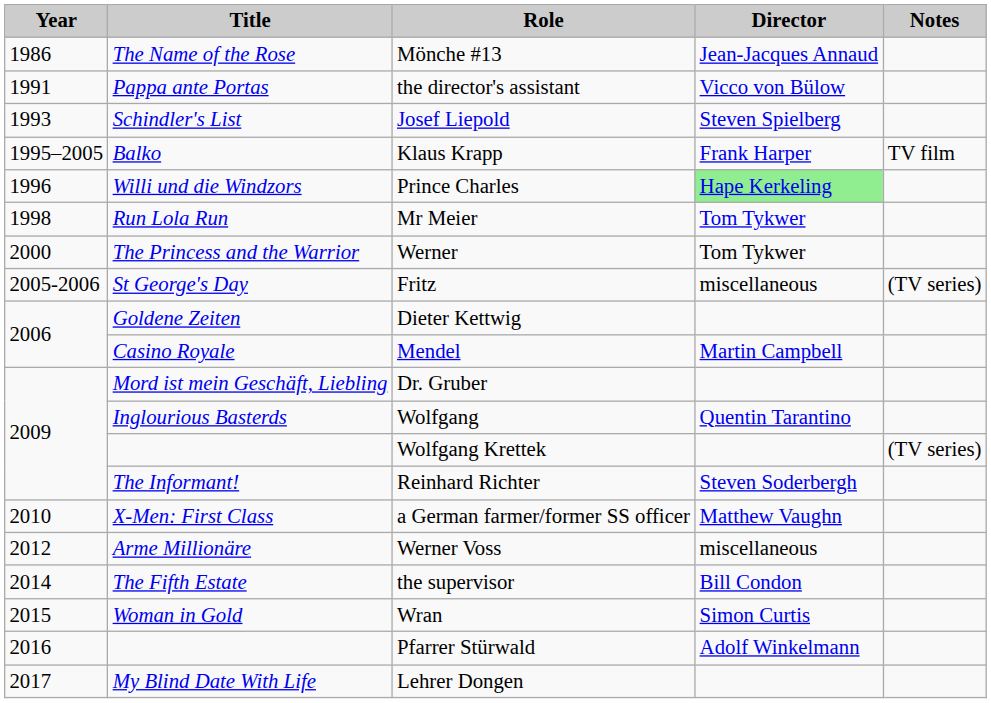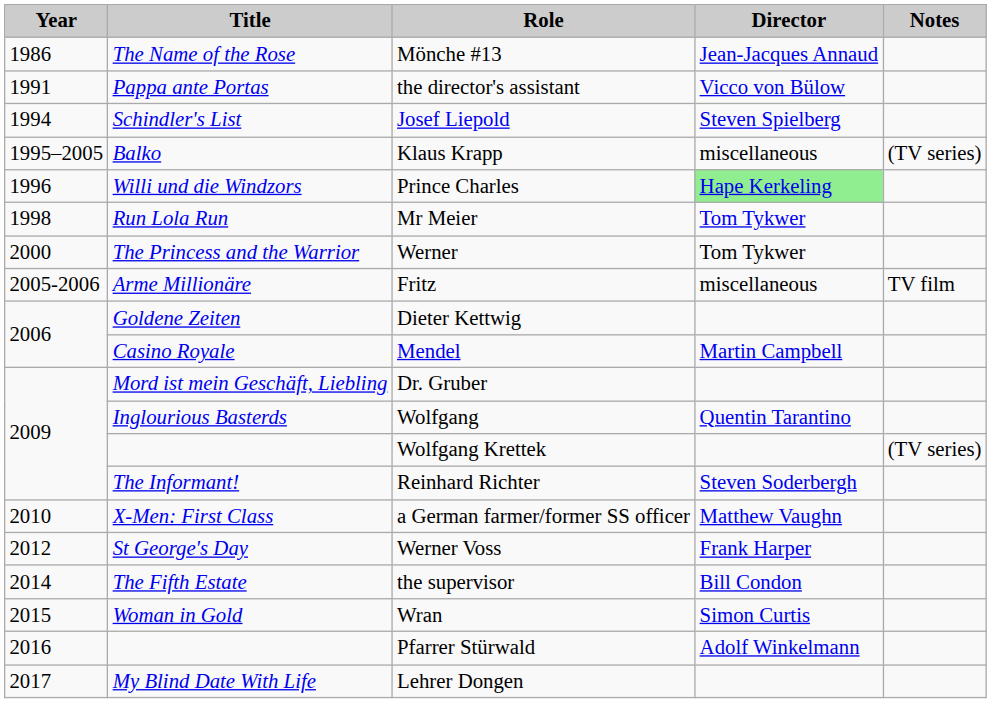(30, 119) 1993 -> (30, 119) 1994
(755, 152) Frank Harper -> (759, 152) miscellaneous
(921, 152) TV film -> (935, 152) (TV series)
(180, 284) St George's Day -> (182, 284) Arme Millionäre
(935, 284) (TV series) -> (921, 284) TV film
(182, 548) Arme Millionäre -> (180, 548) St George's Day
(759, 548) miscellaneous -> (755, 548) Frank Harper
